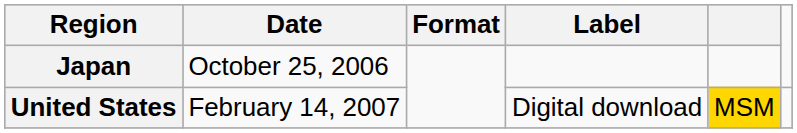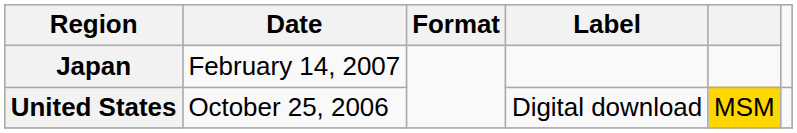(289, 66) October 25, 2006 -> (294, 66) February 14, 2007
(294, 107) February 14, 2007 -> (289, 107) October 25, 2006
